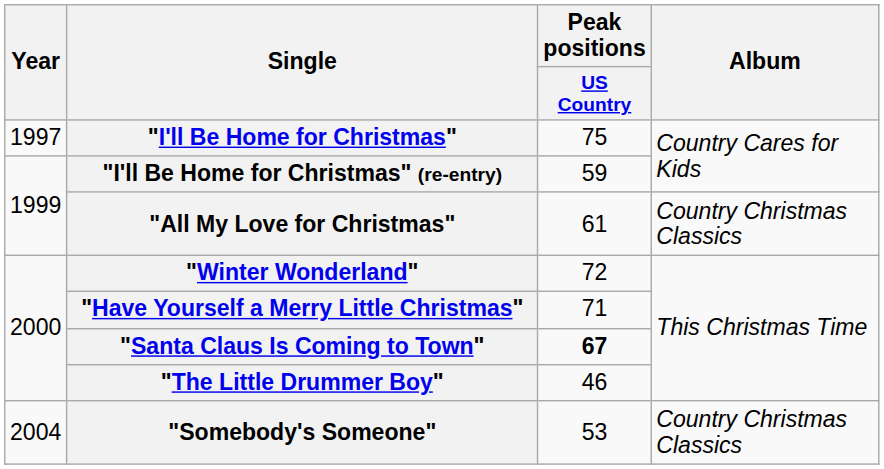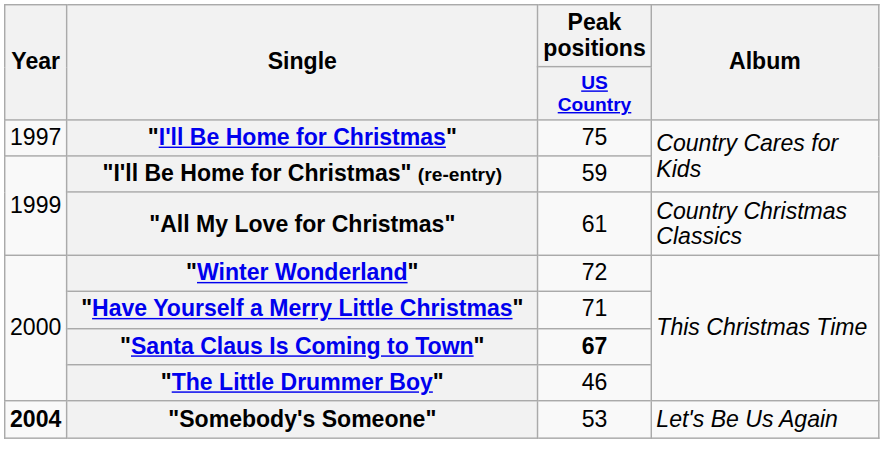(36, 432) normal -> (36, 419) bold
(752, 432) Country Christmas Classics -> (747, 419) Let's Be Us Again
